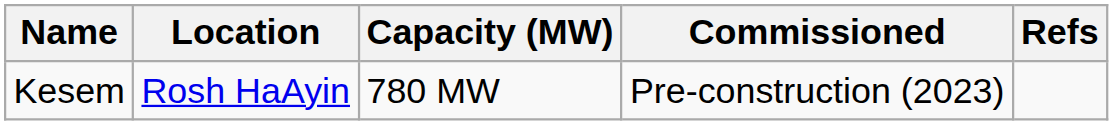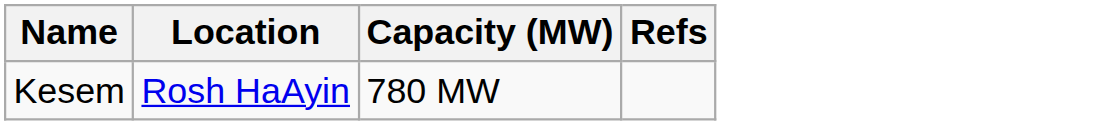- column: (817, 32)
